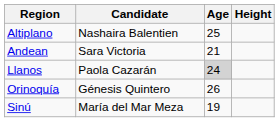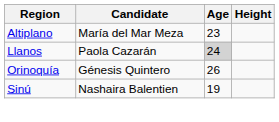(128, 33) Nashaira Balentien -> (131, 33) María del Mar Meza
(213, 33) 25 -> (213, 33) 23
- row: (28, 51)
(131, 107) María del Mar Meza -> (128, 89) Nashaira Balentien
